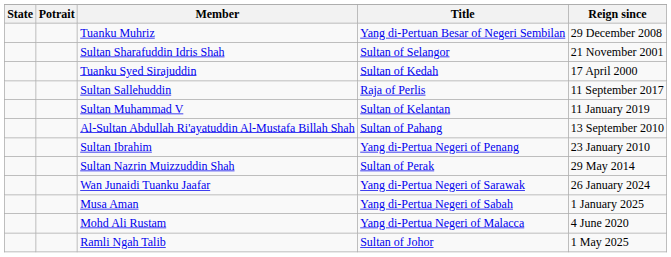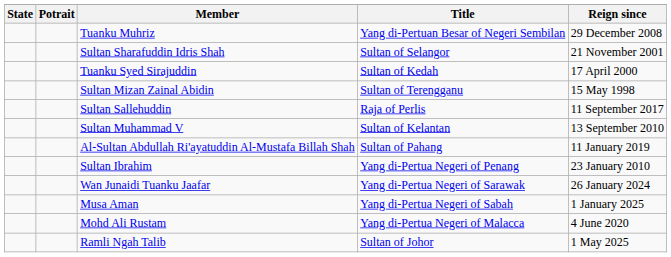+ row: (147, 90)
(610, 109) 11 January 2019 -> (617, 128) 13 September 2010
(617, 128) 13 September 2010 -> (610, 147) 11 January 2019
- row: (157, 166)
